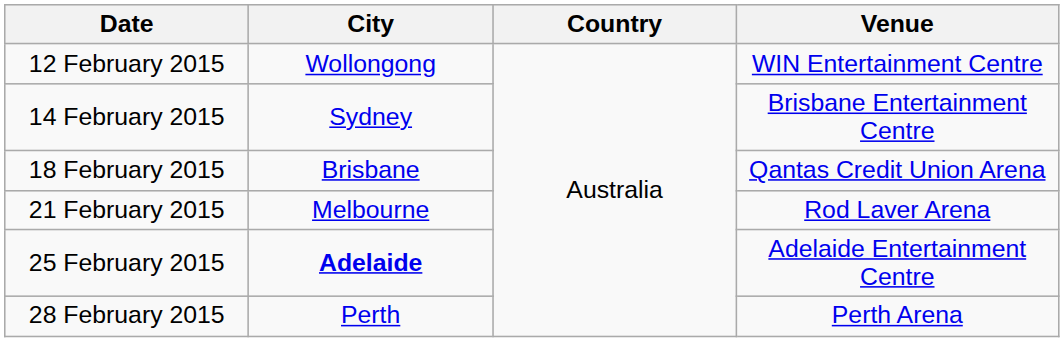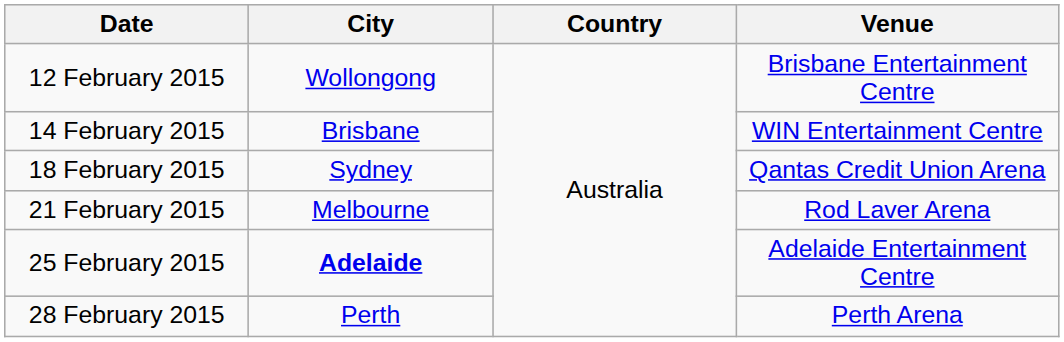(897, 63) WIN Entertainment Centre -> (897, 77) Brisbane Entertainment Centre
(371, 116) Sydney -> (371, 130) Brisbane
(897, 116) Brisbane Entertainment Centre -> (897, 130) WIN Entertainment Centre
(371, 170) Brisbane -> (371, 170) Sydney
